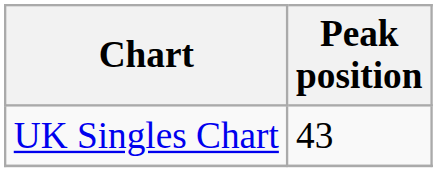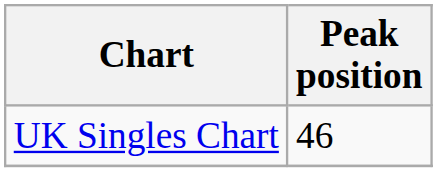(315, 135) 43 -> (315, 135) 46
